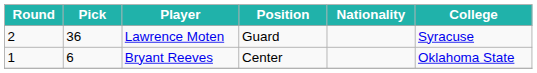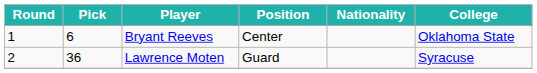rows swapped: (169, 57) <-> (174, 36)
